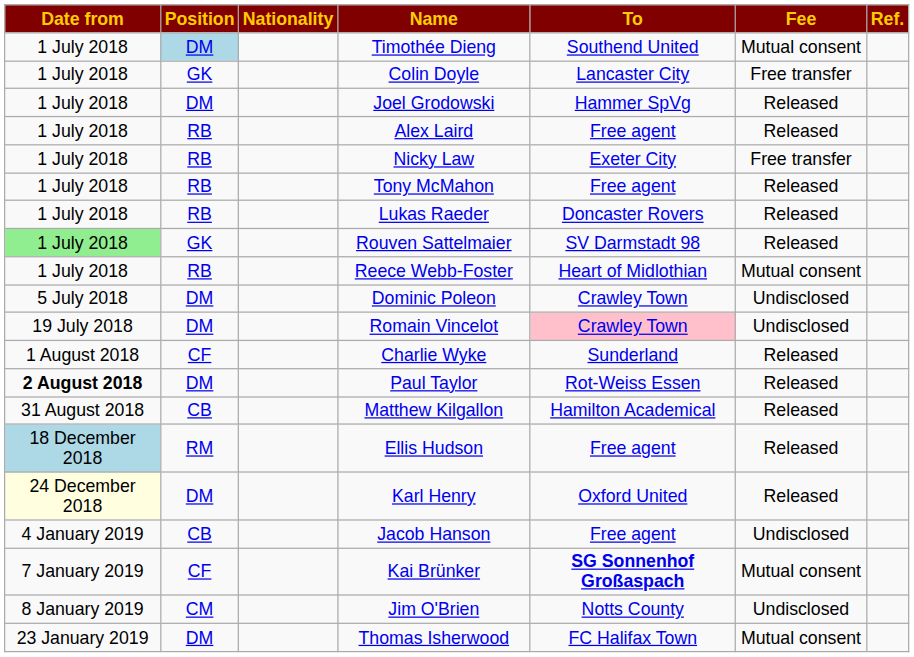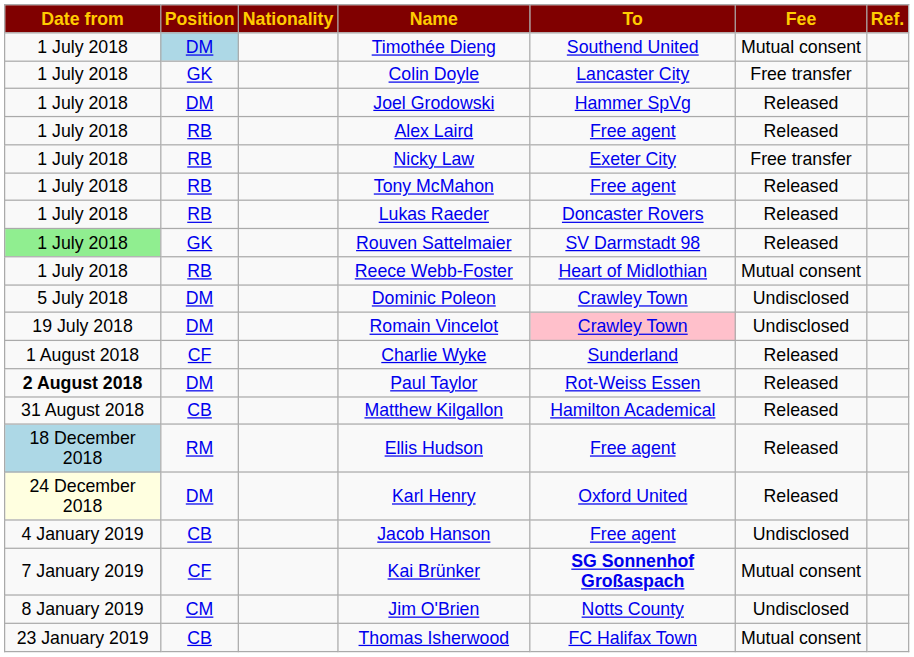(200, 638) DM -> (200, 638) CB
